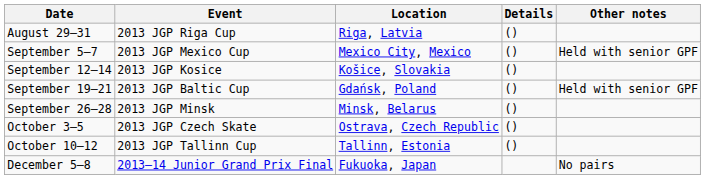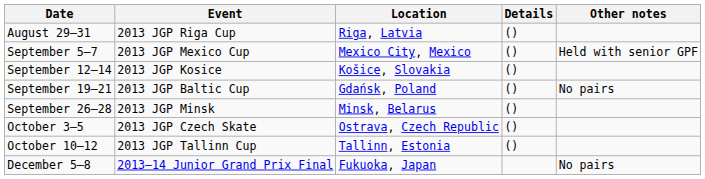(628, 89) Held with senior GPF -> (587, 89) No pairs
